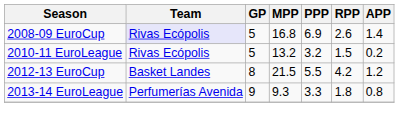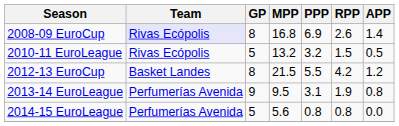(252, 33) 5 -> (252, 33) 8
(374, 53) 0.2 -> (374, 53) 0.5
(281, 92) 9.3 -> (281, 92) 9.5
(313, 92) 3.3 -> (313, 92) 3.1
(343, 92) 1.8 -> (343, 92) 1.9
+ row: (65, 111)
